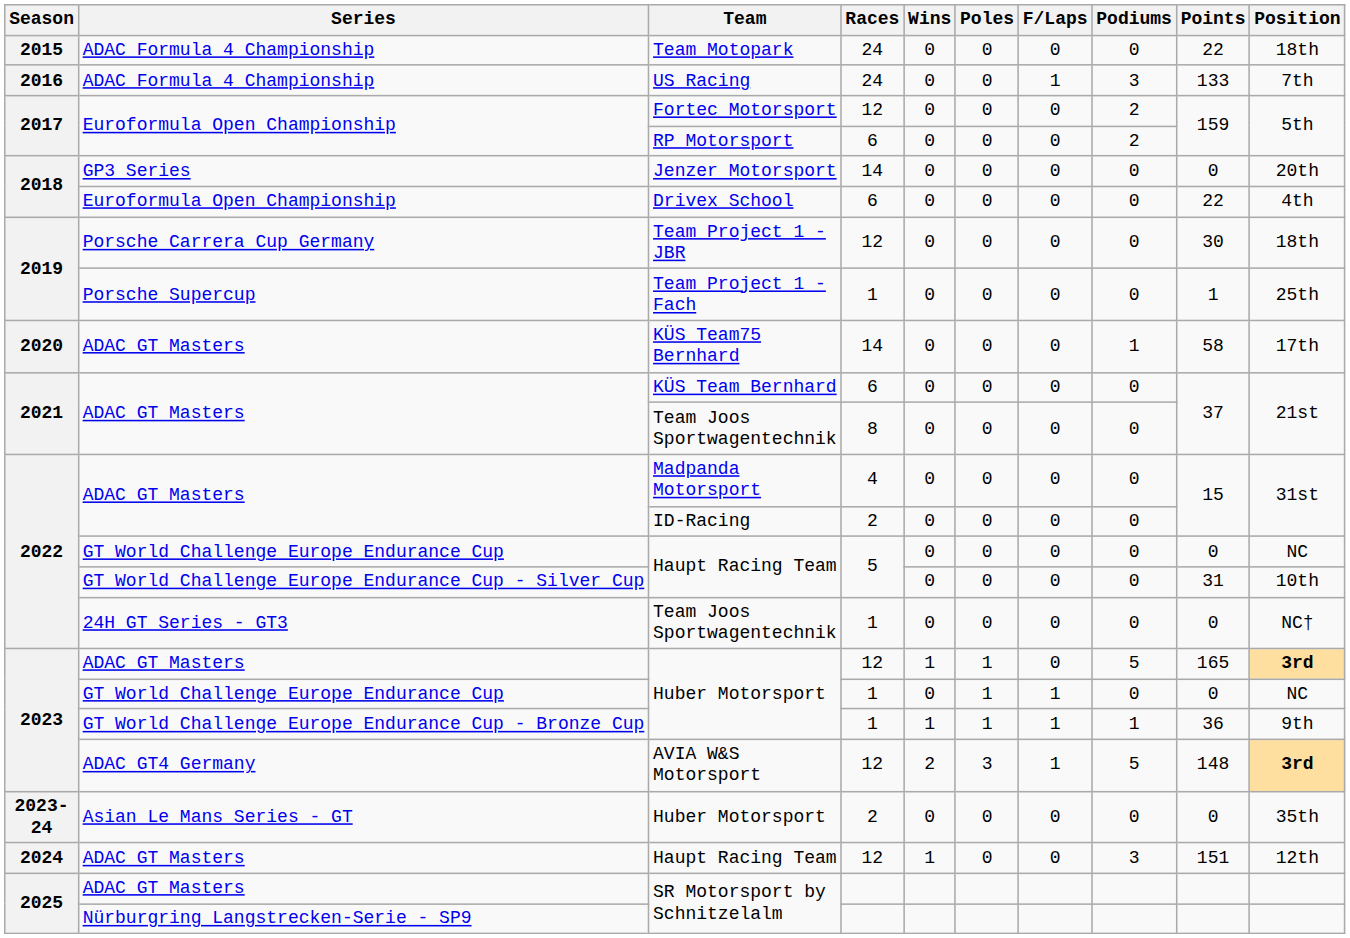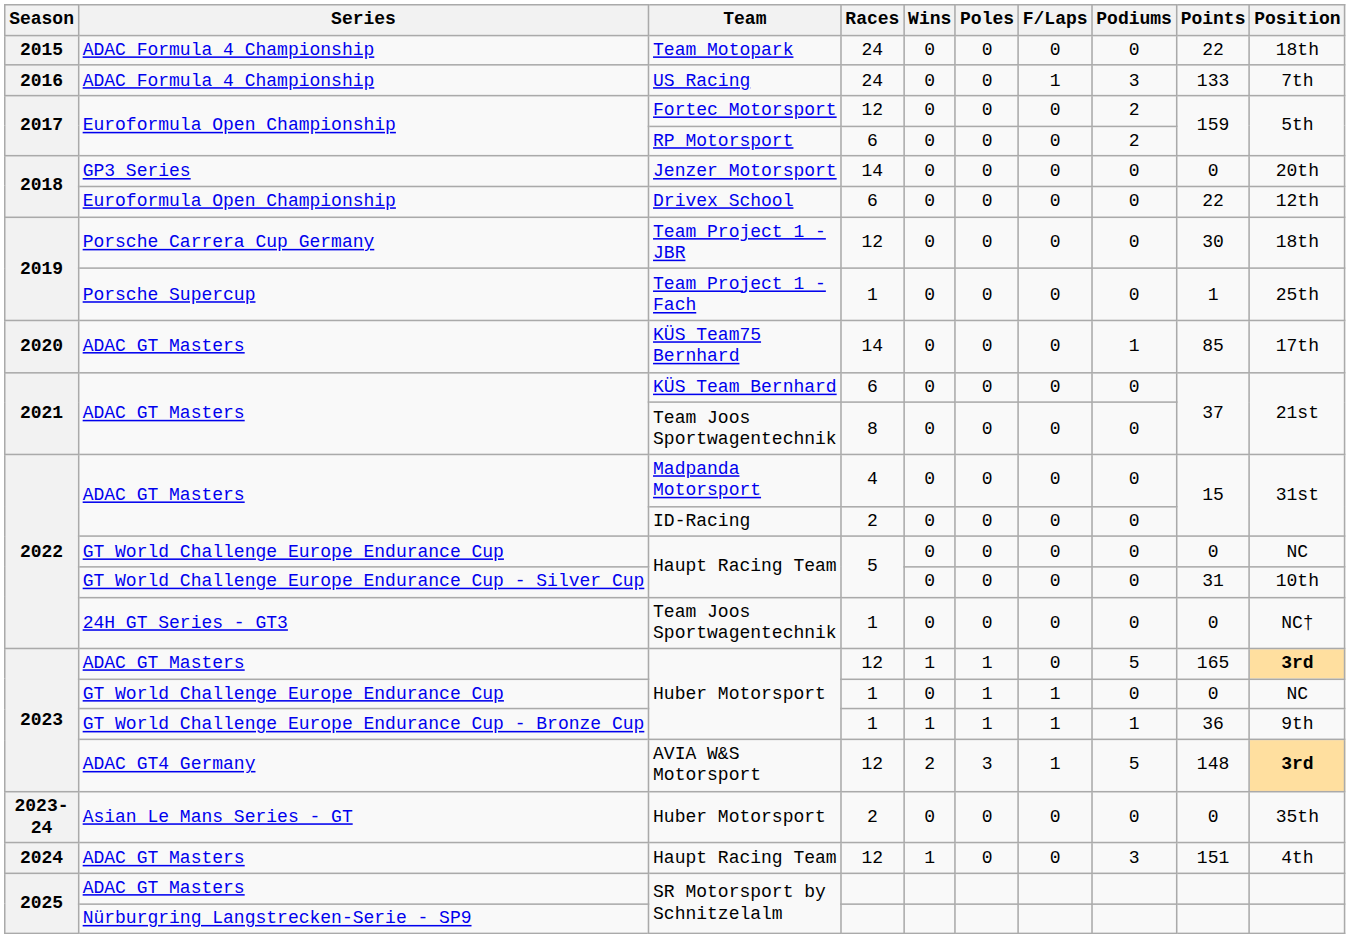(1297, 201) 4th -> (1297, 201) 12th
(1213, 346) 58 -> (1213, 346) 85
(1297, 858) 12th -> (1297, 858) 4th
